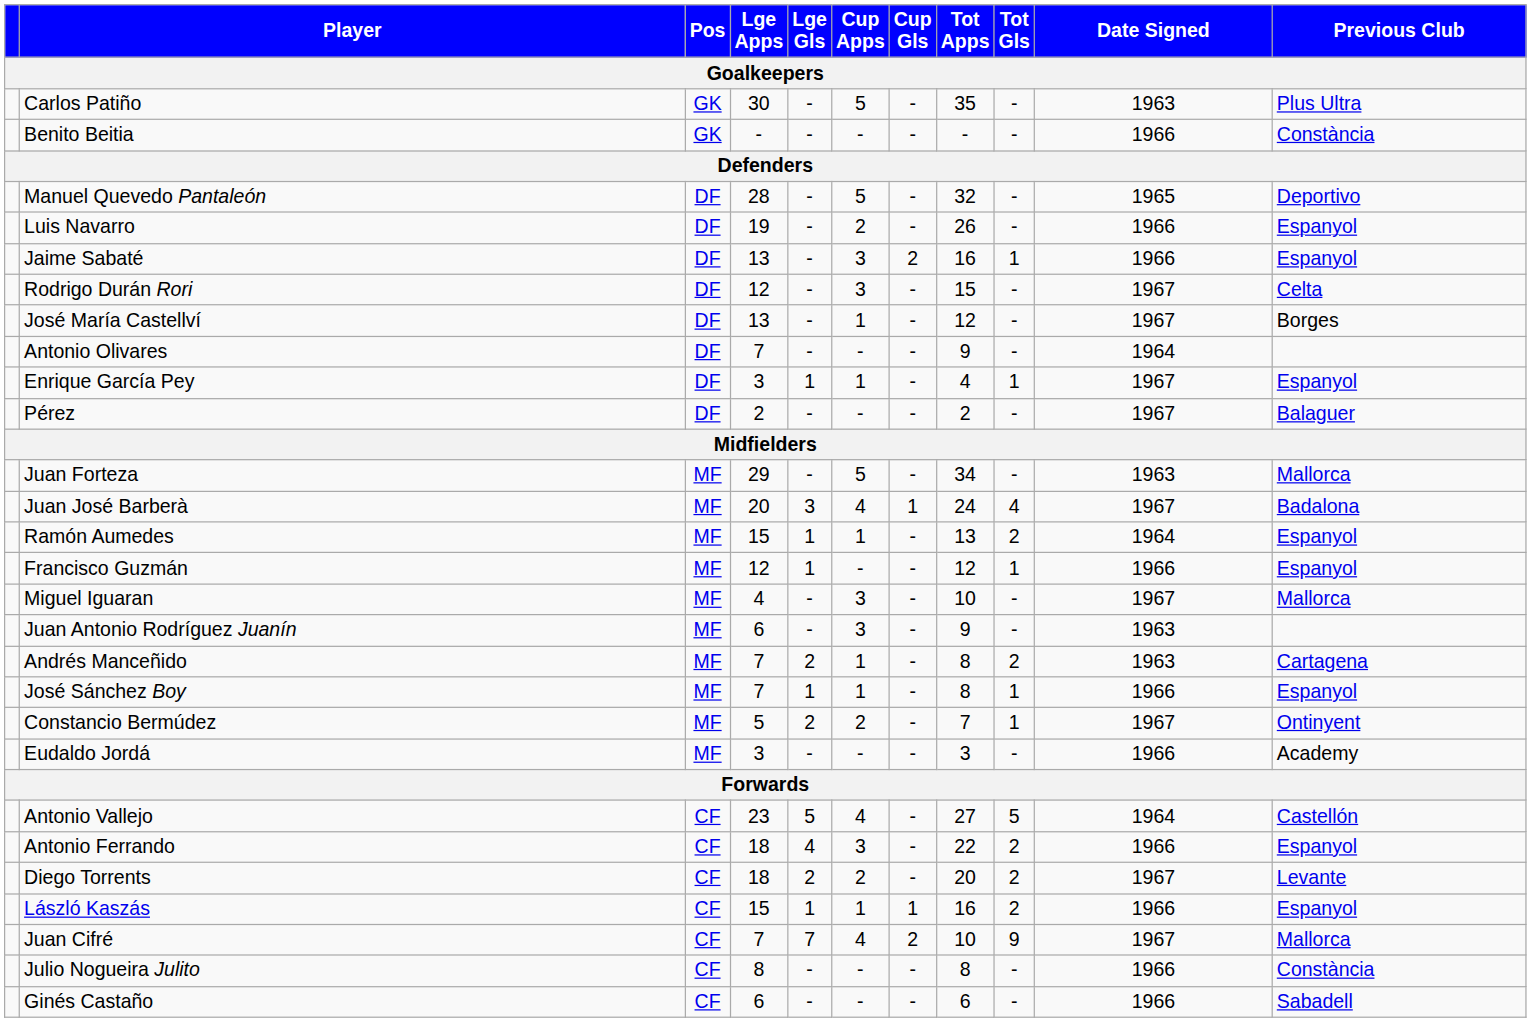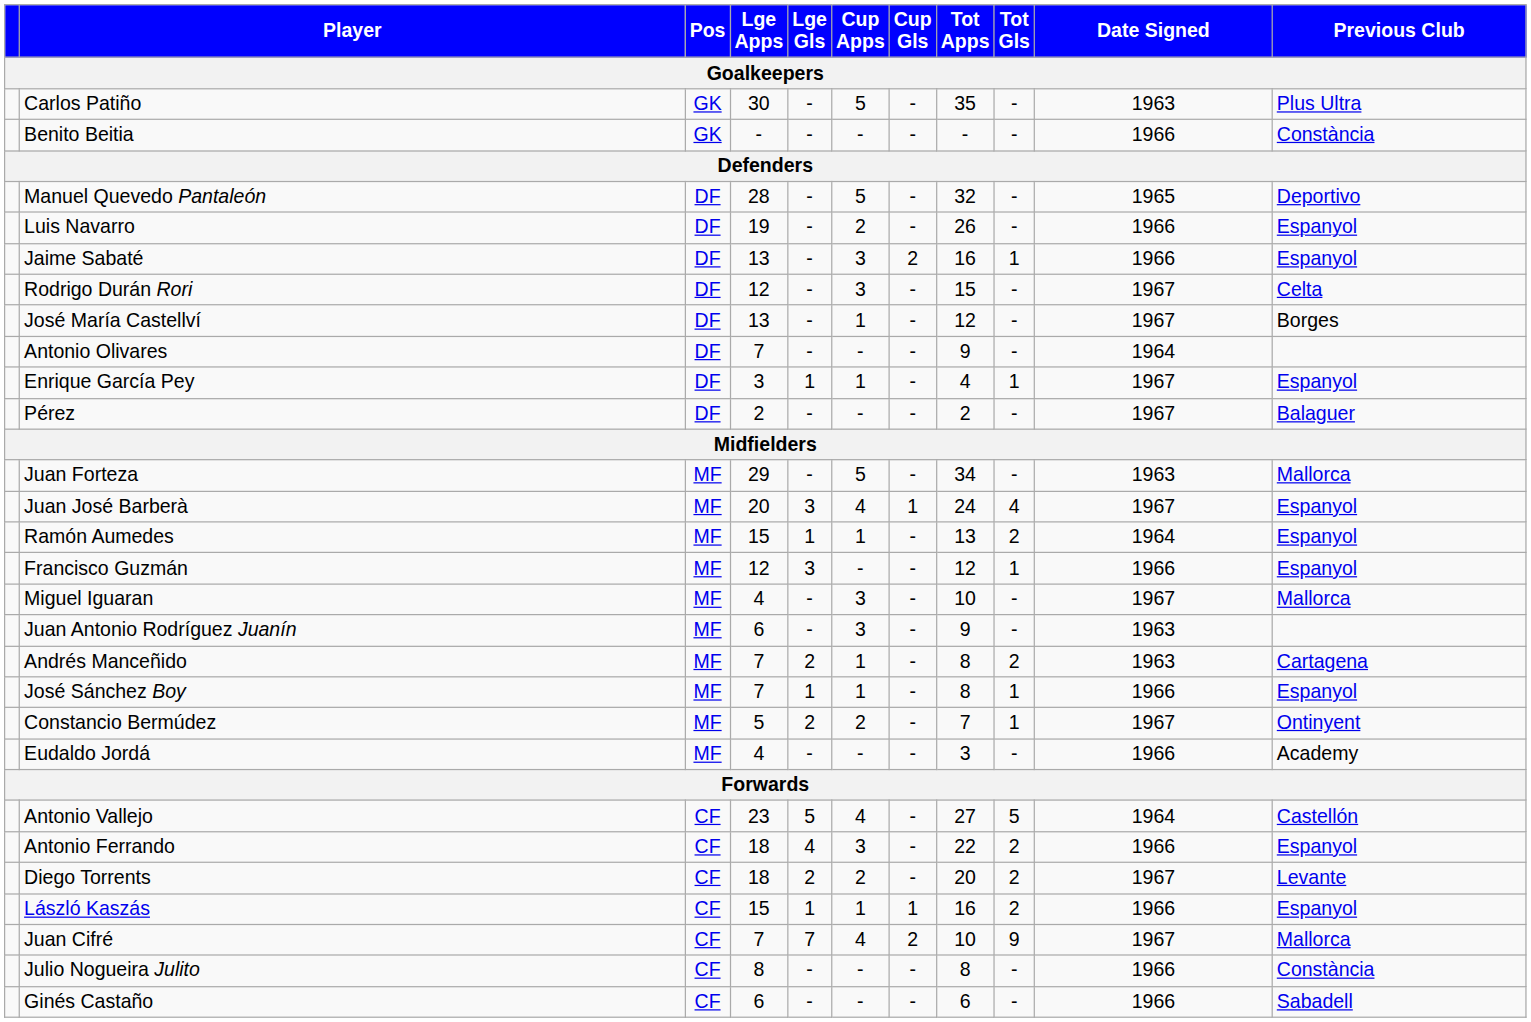(1318, 506) Badalona -> (1317, 506) Espanyol
(810, 568) 1 -> (810, 568) 3
(759, 753) 3 -> (759, 753) 4
